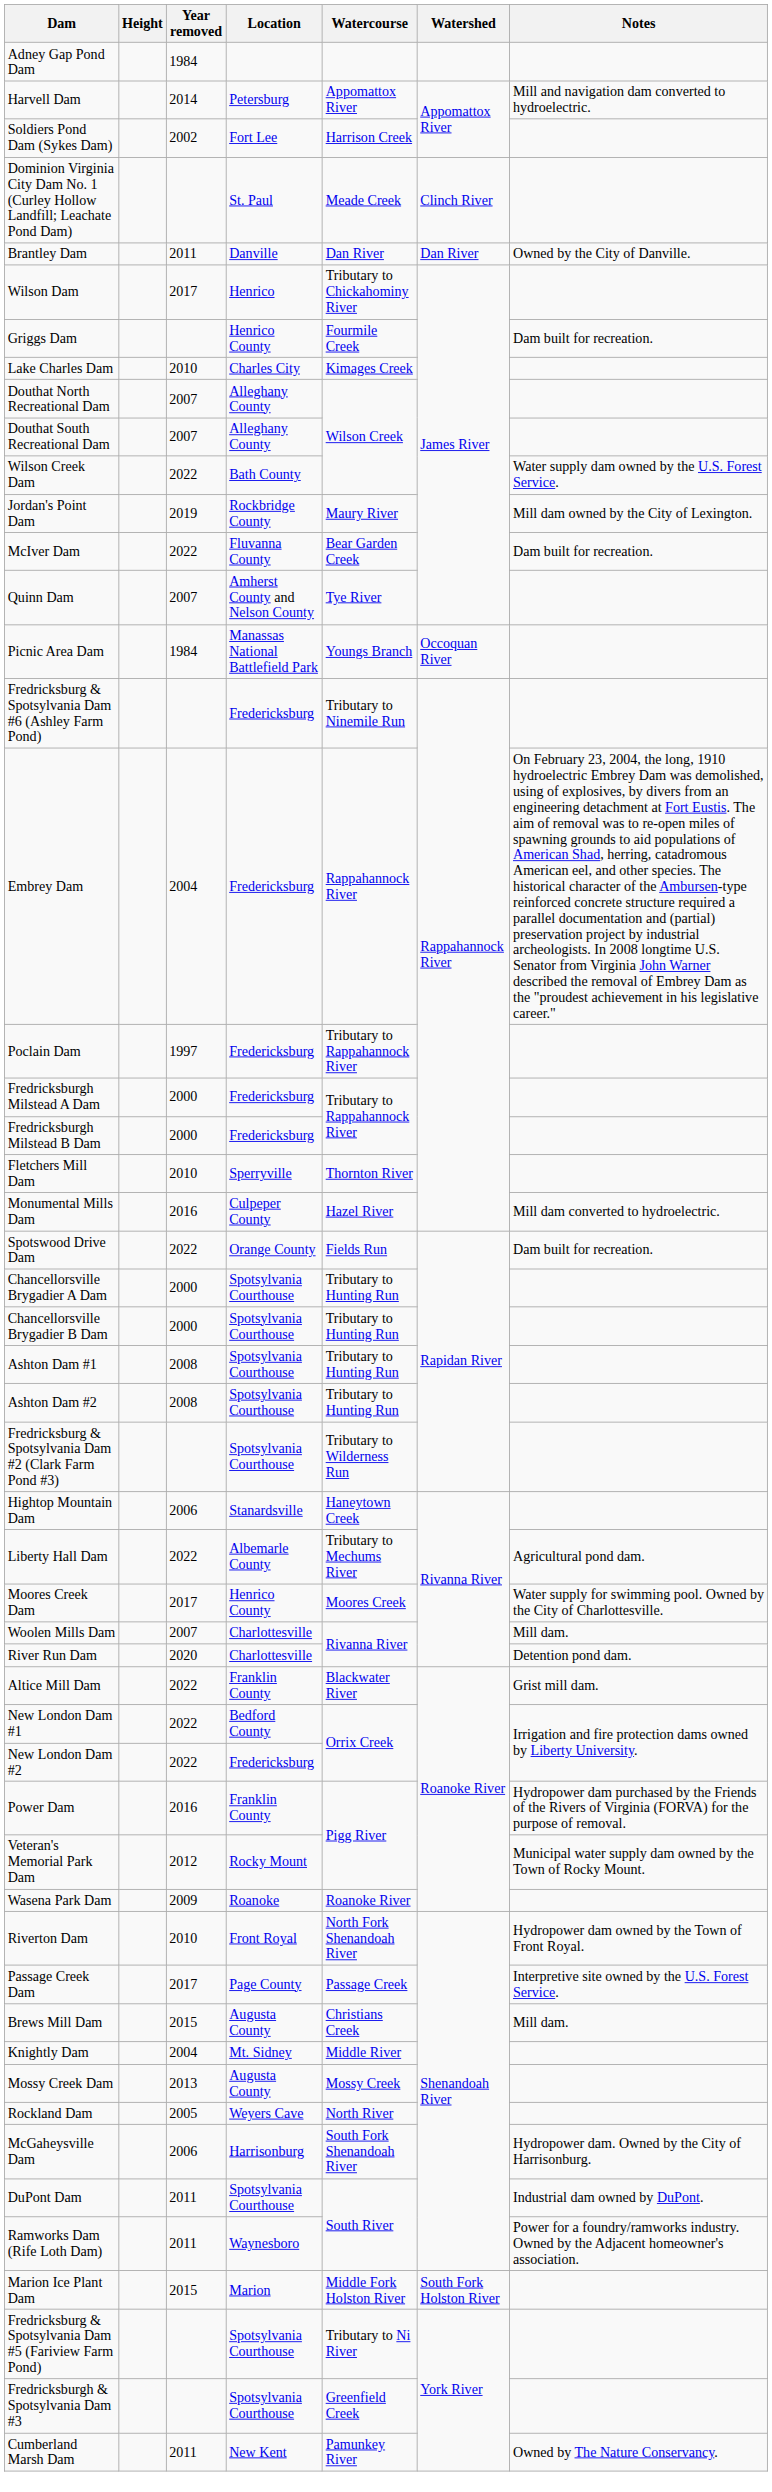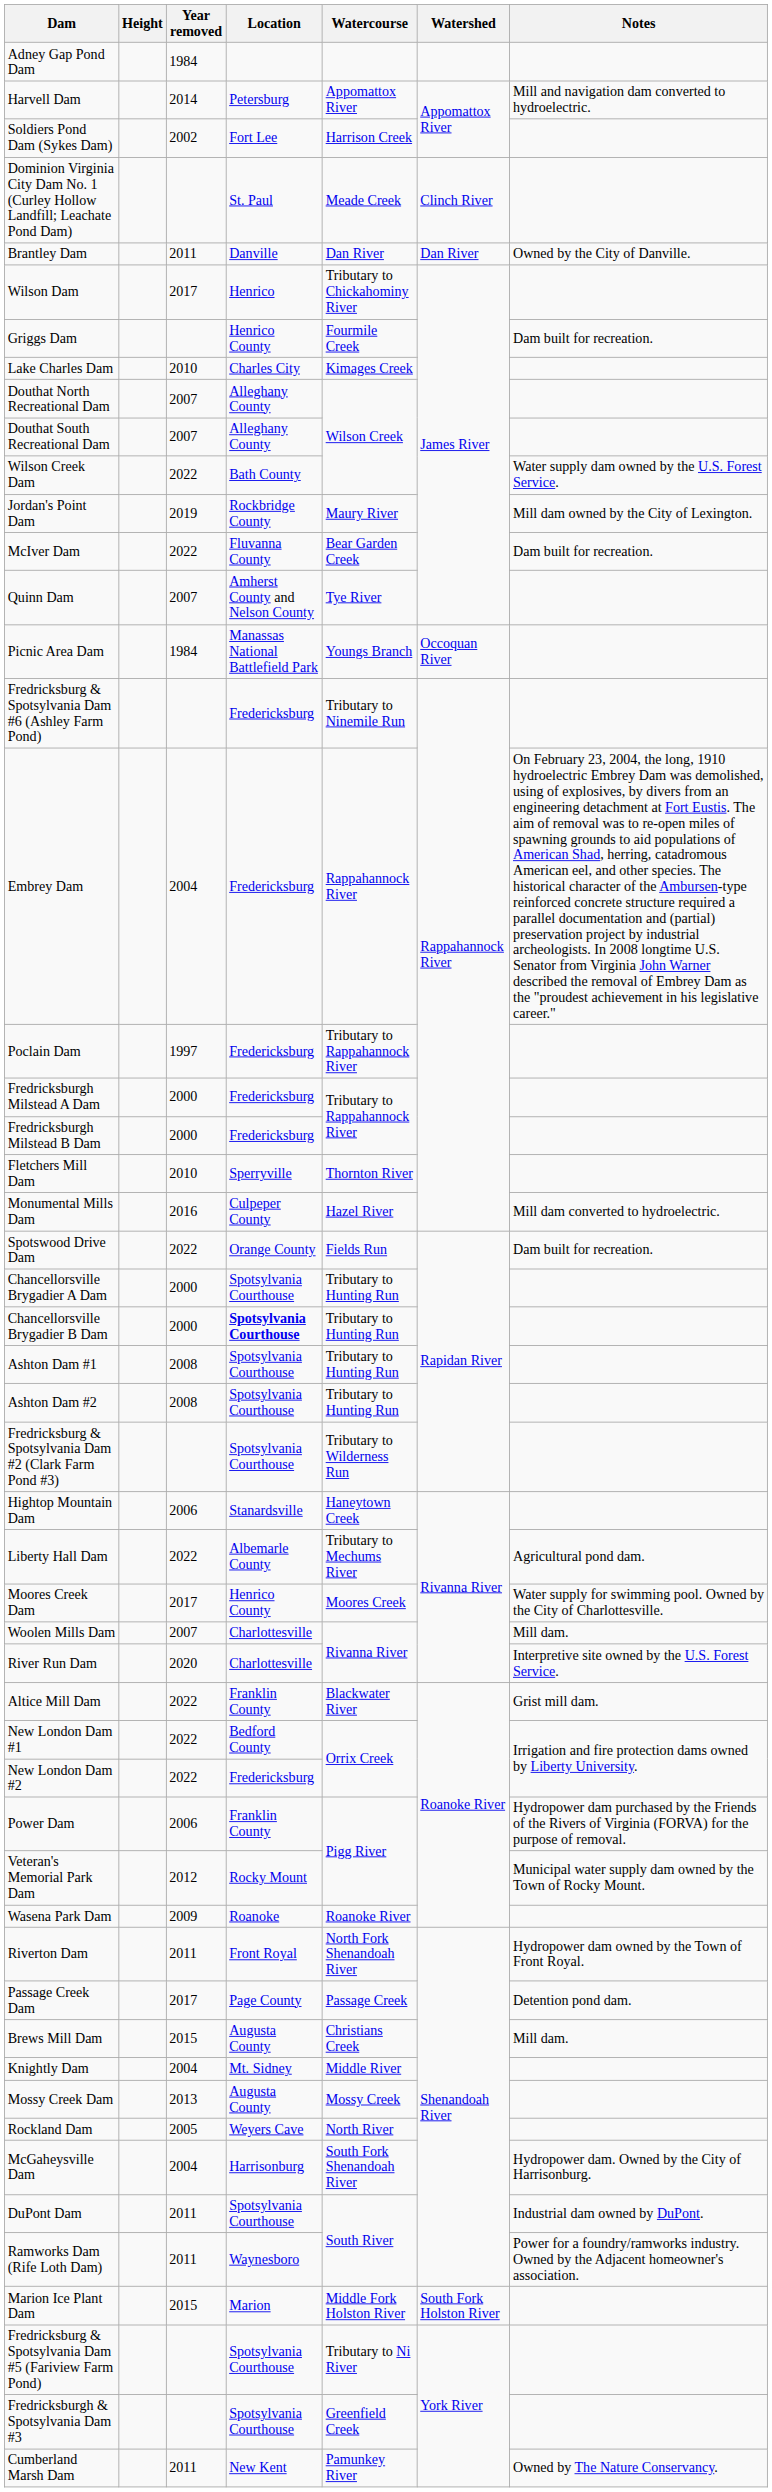(266, 1326) normal -> (268, 1326) bold
(572, 1655) Detention pond dam. -> (631, 1663) Interpretive site owned by the U.S. Forest Service.
(183, 1808) 2016 -> (183, 1823) 2006
(183, 1938) 2010 -> (183, 1954) 2011
(631, 1984) Interpretive site owned by the U.S. Forest Service. -> (572, 2000) Detention pond dam.
(183, 2151) 2006 -> (183, 2167) 2004
